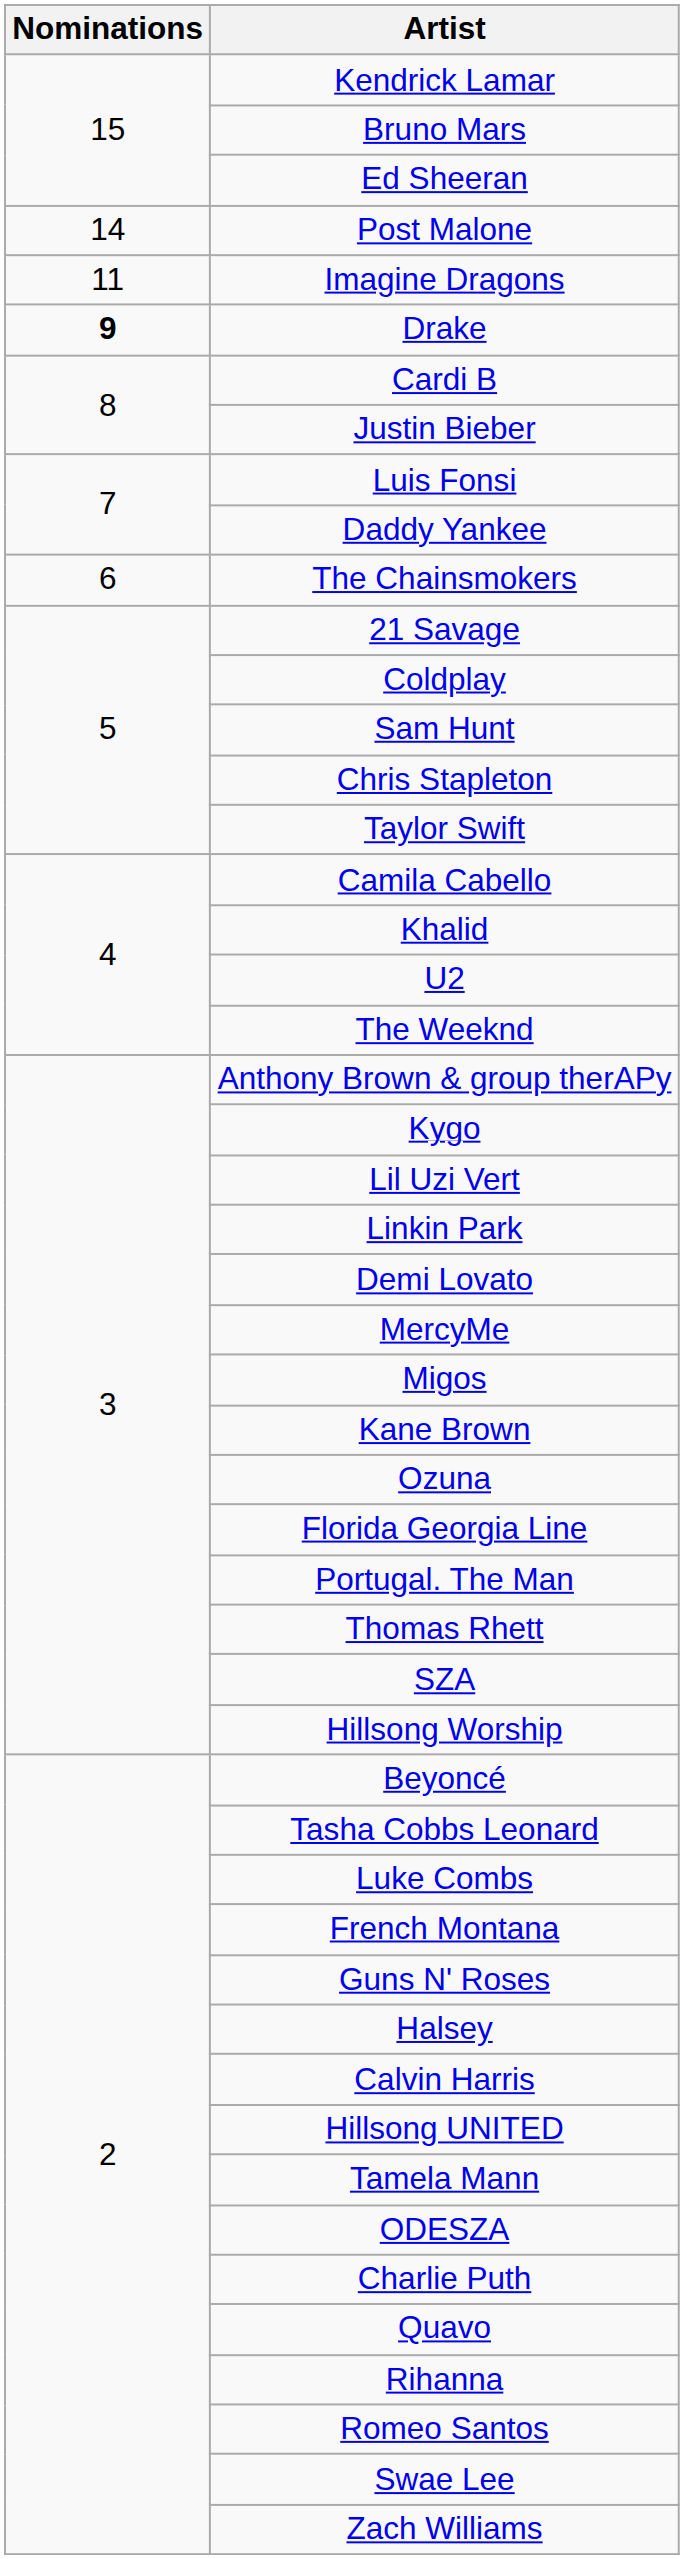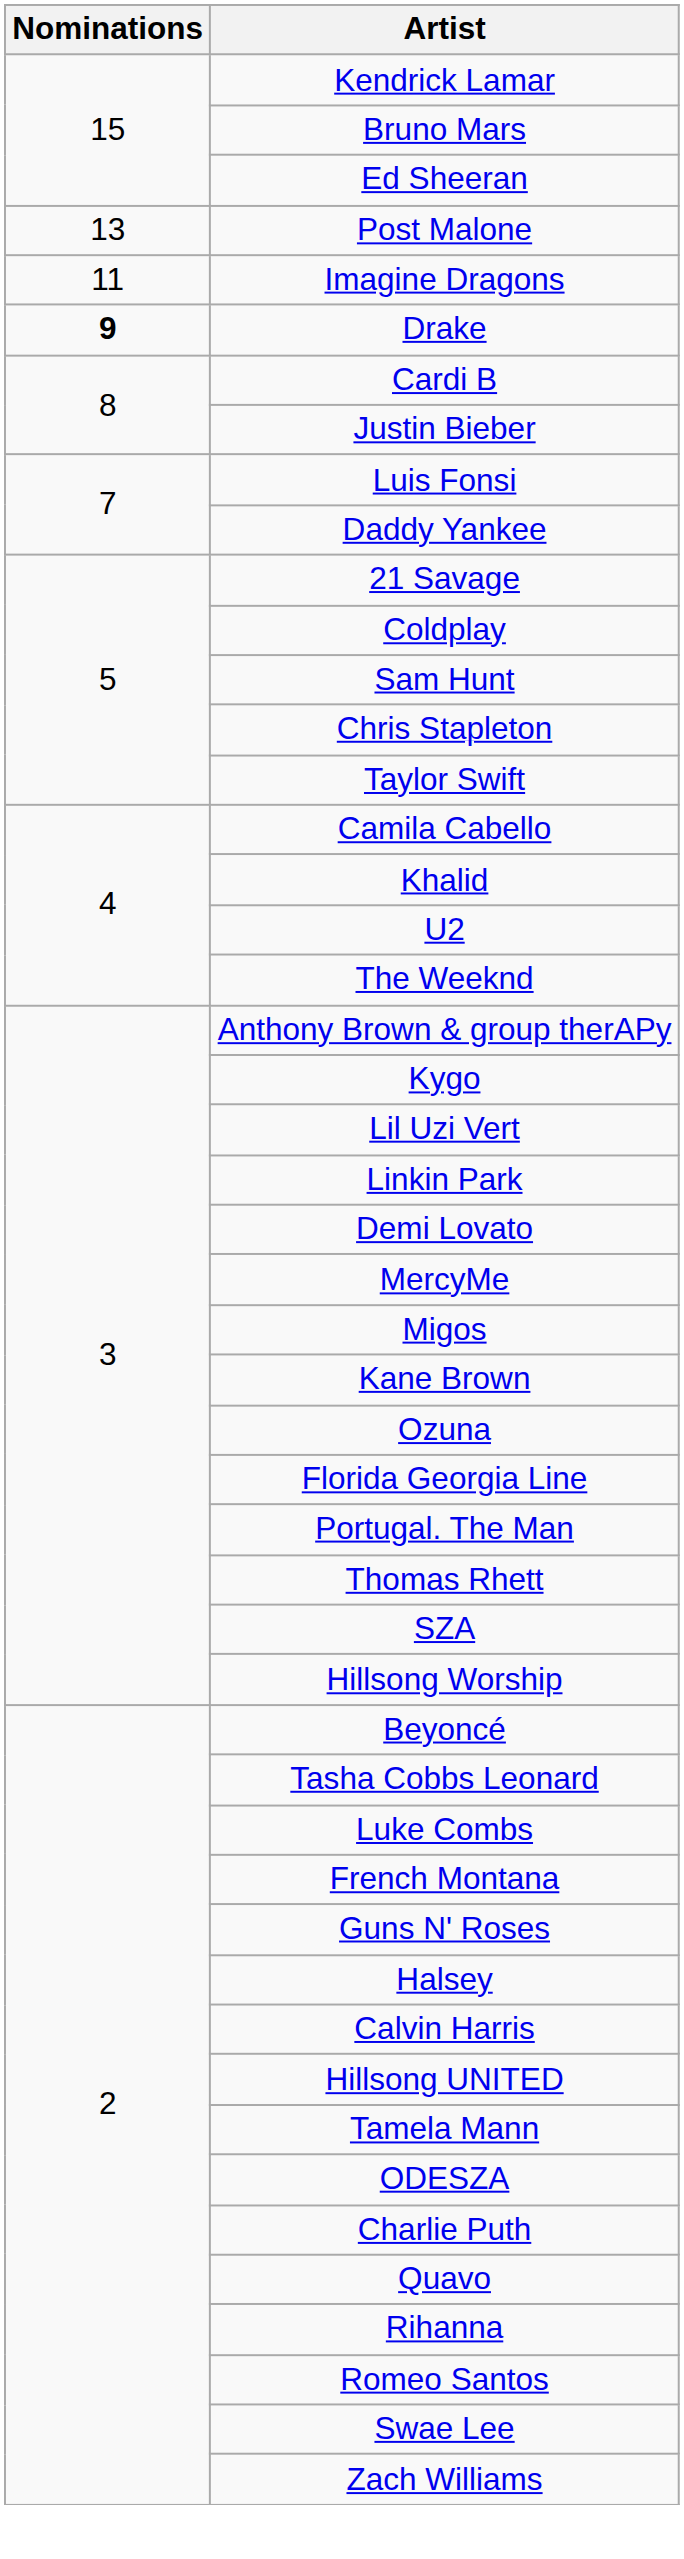(108, 229) 14 -> (108, 229) 13
- row: (445, 579)
